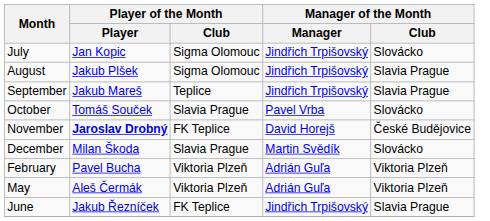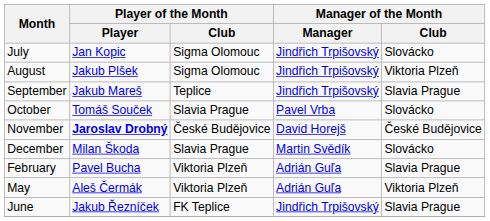(411, 71) Slavia Prague -> (422, 71) Viktoria Plzeň
(201, 129) FK Teplice -> (222, 129) České Budějovice
(411, 168) Viktoria Plzeň -> (422, 168) Slavia Prague
